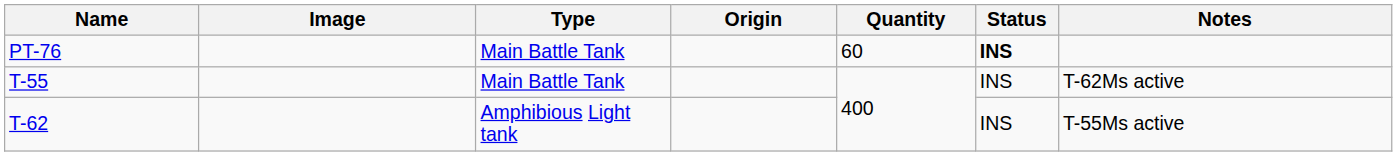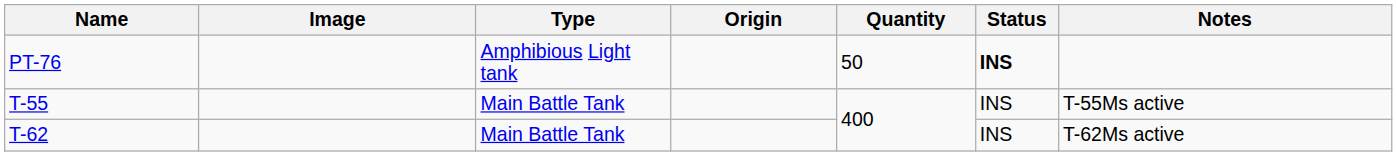(553, 50) Main Battle Tank -> (555, 61) Amphibious Light tank
(852, 50) 60 -> (852, 61) 50
(1124, 81) T-62Ms active -> (1124, 103) T-55Ms active
(555, 123) Amphibious Light tank -> (553, 134) Main Battle Tank
(1124, 123) T-55Ms active -> (1124, 134) T-62Ms active
